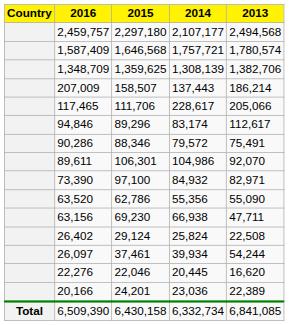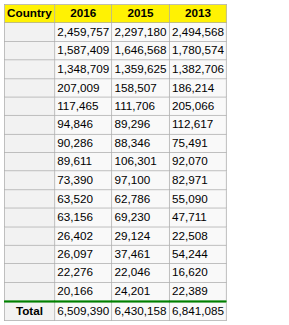- column: (198, 13)
